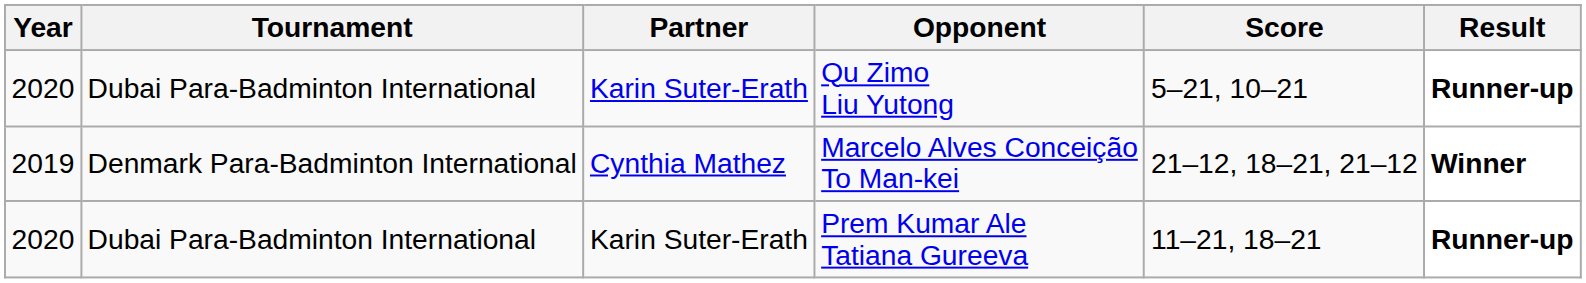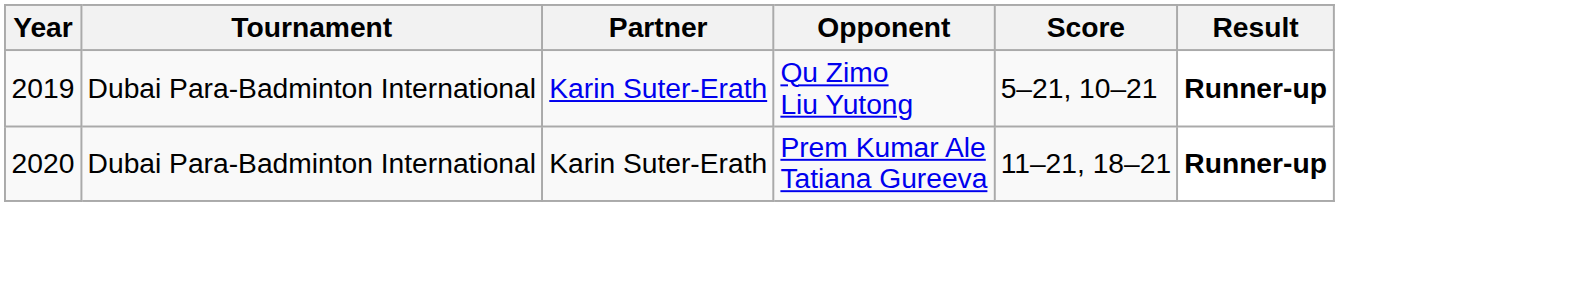(43, 88) 2020 -> (43, 88) 2019
- row: (979, 164)
